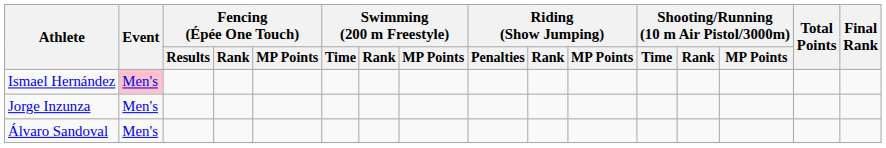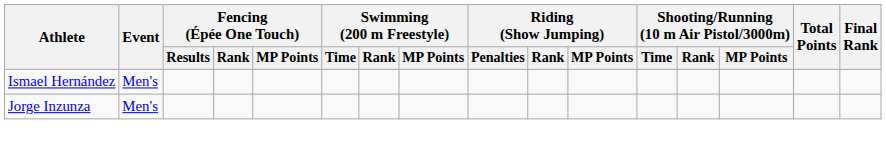(140, 82) pink background -> (140, 82) no background
- row: (58, 131)
